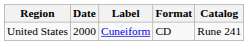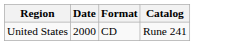- column: (126, 13)
